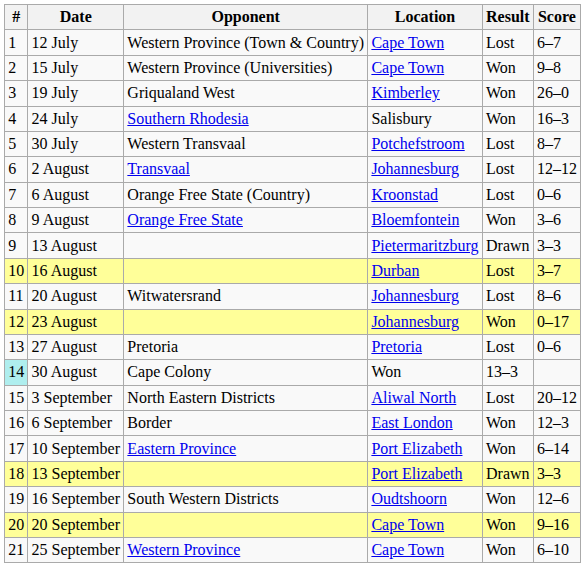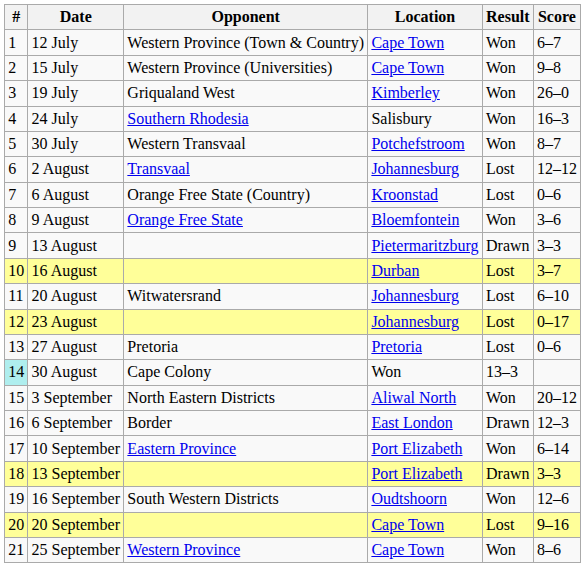(500, 42) Lost -> (501, 42) Won
(500, 144) Lost -> (501, 144) Won
(549, 296) 8–6 -> (553, 296) 6–10
(501, 321) Won -> (500, 321) Lost
(500, 397) Lost -> (501, 397) Won
(501, 423) Won -> (508, 423) Drawn
(501, 524) Won -> (500, 524) Lost
(553, 550) 6–10 -> (549, 550) 8–6
